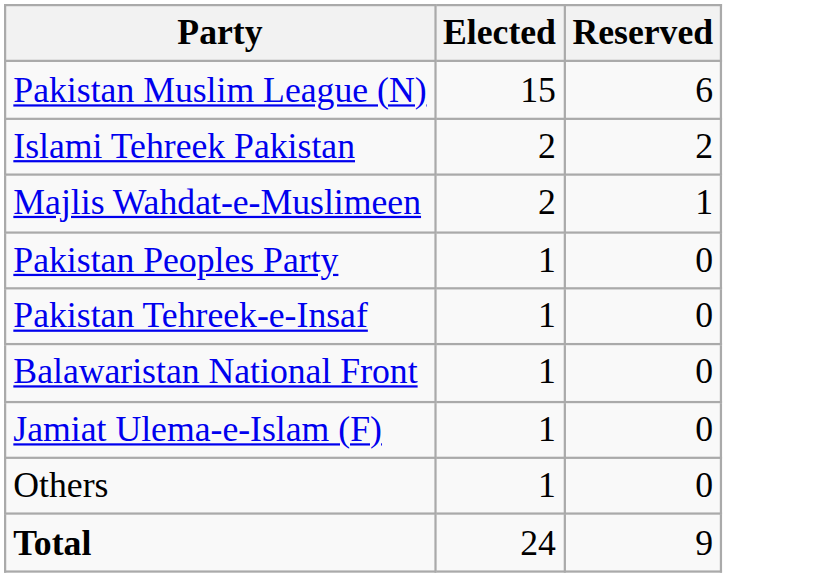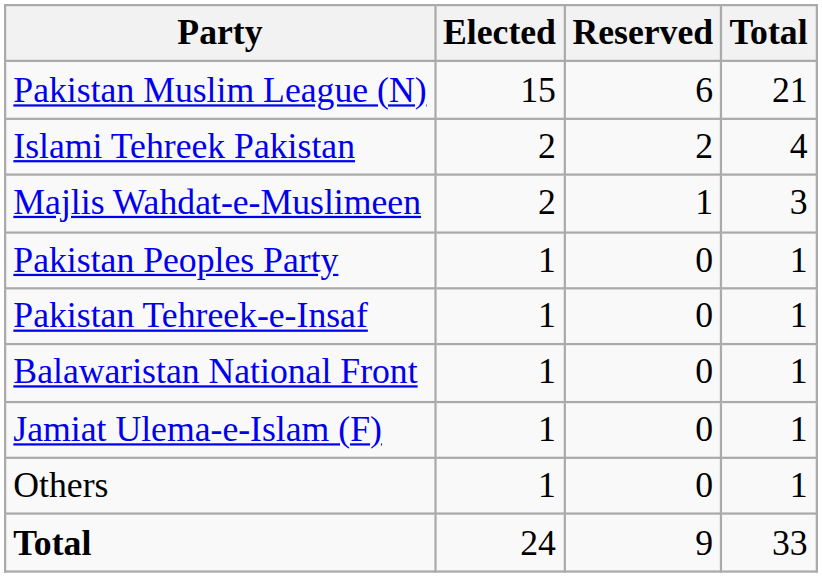+ column: (769, 32)
